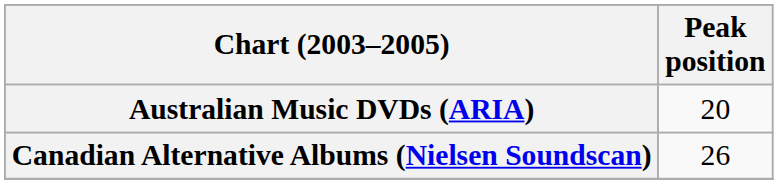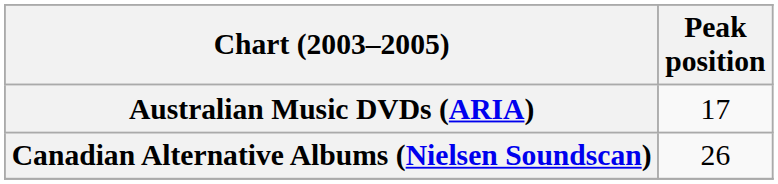(715, 108) 20 -> (715, 108) 17
